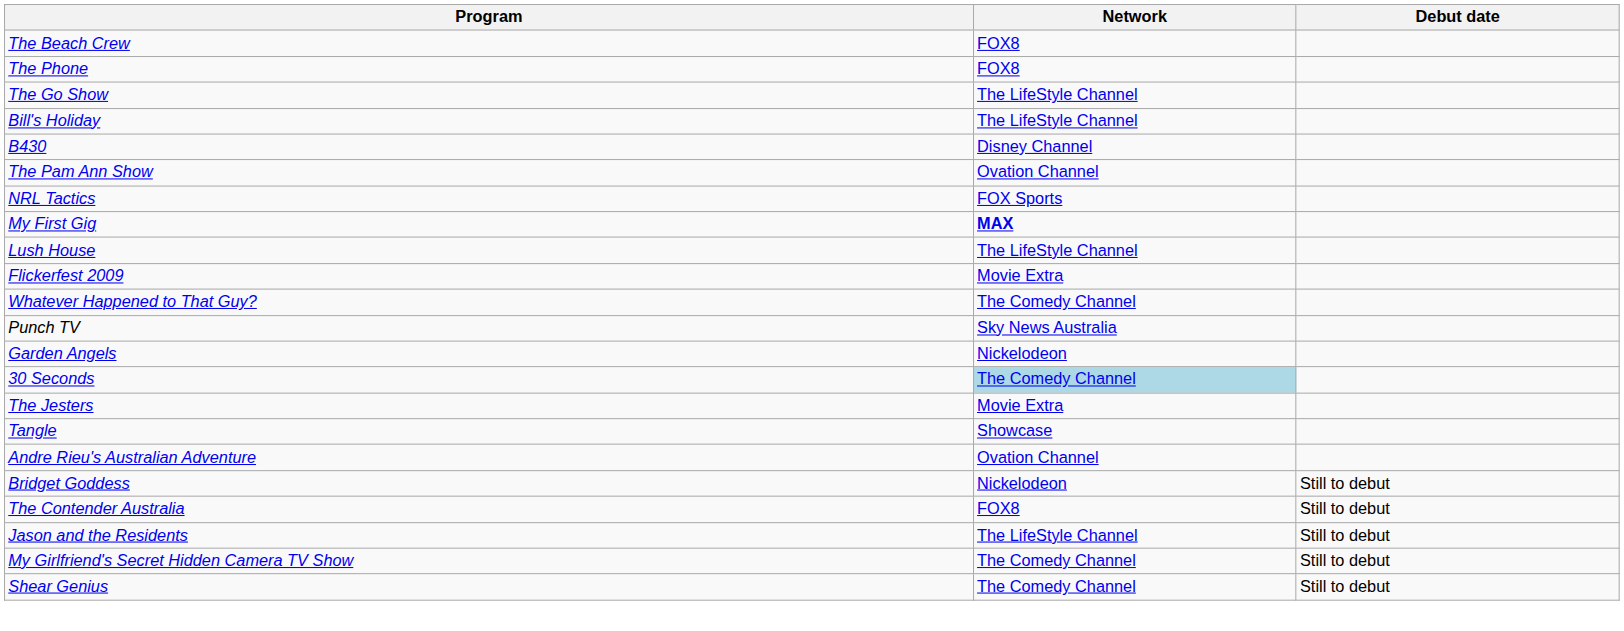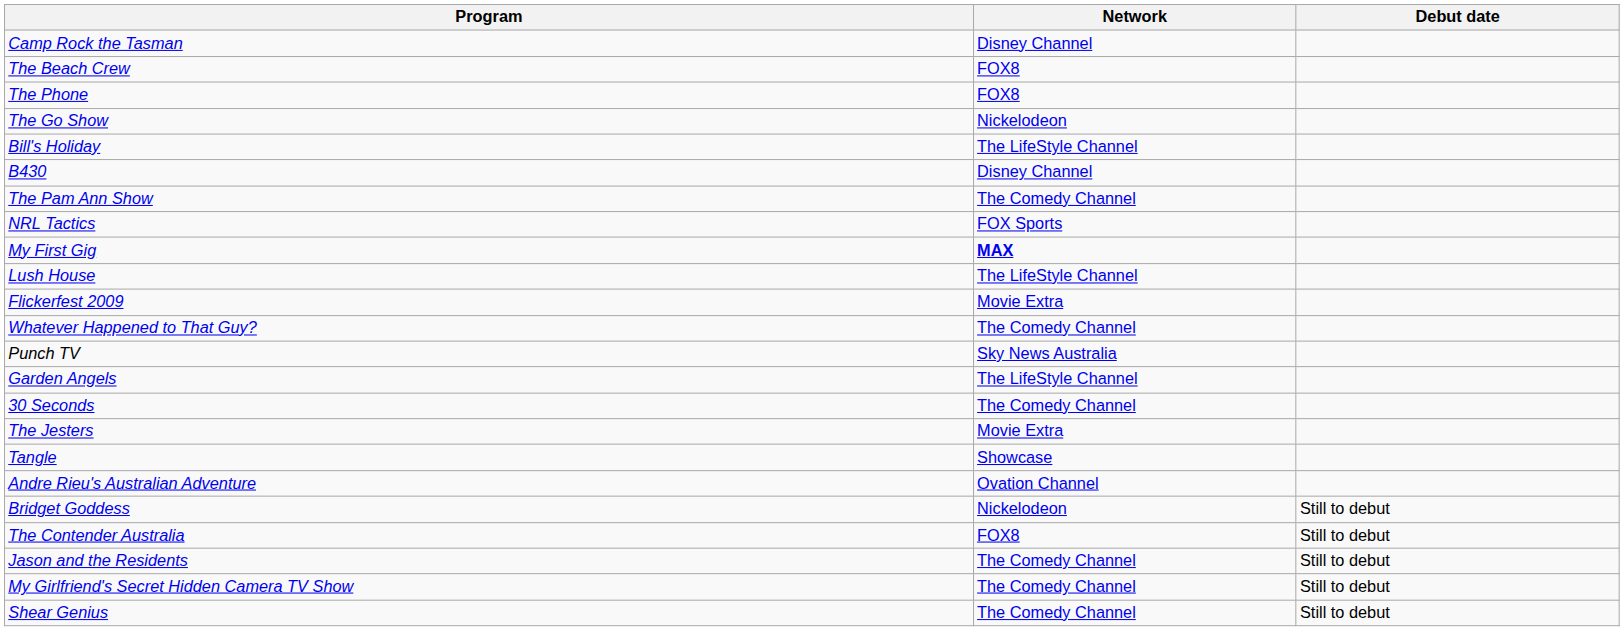+ row: (96, 43)
(1057, 95) The LifeStyle Channel -> (1022, 120) Nickelodeon
(1038, 172) Ovation Channel -> (1056, 198) The Comedy Channel
(1022, 353) Nickelodeon -> (1057, 379) The LifeStyle Channel
(1056, 379) lightblue background -> (1056, 405) no background
(1057, 535) The LifeStyle Channel -> (1056, 560) The Comedy Channel
